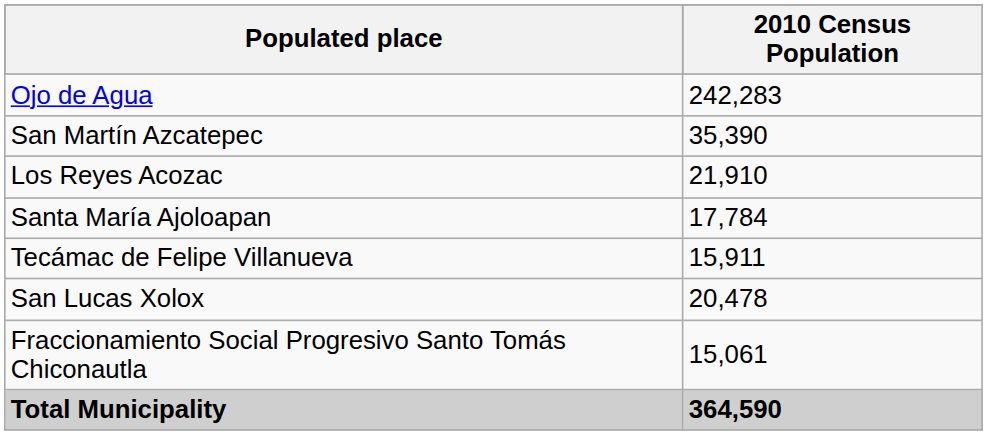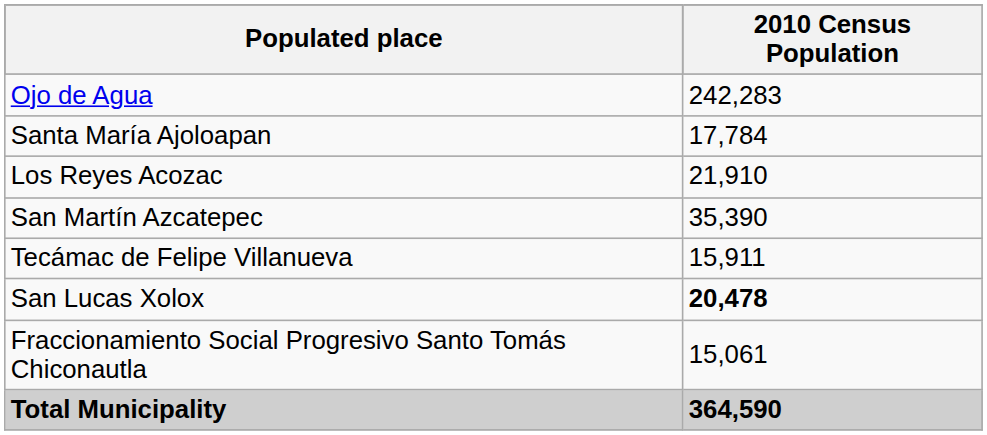rows swapped: (137, 135) <-> (141, 217)
(728, 299) normal -> (728, 299) bold
